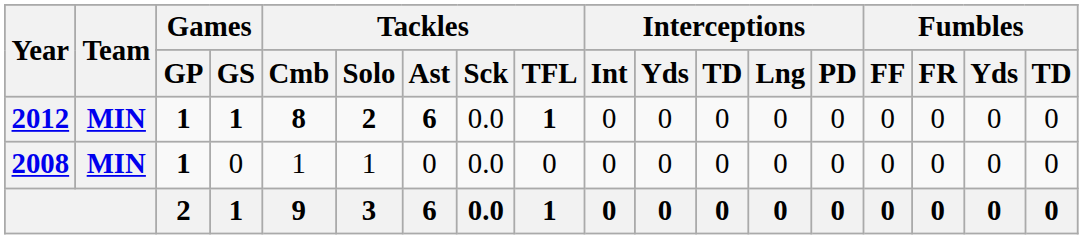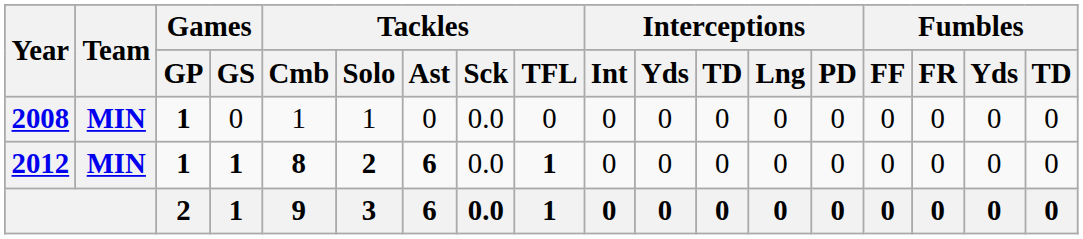rows swapped: (40, 164) <-> (40, 118)
